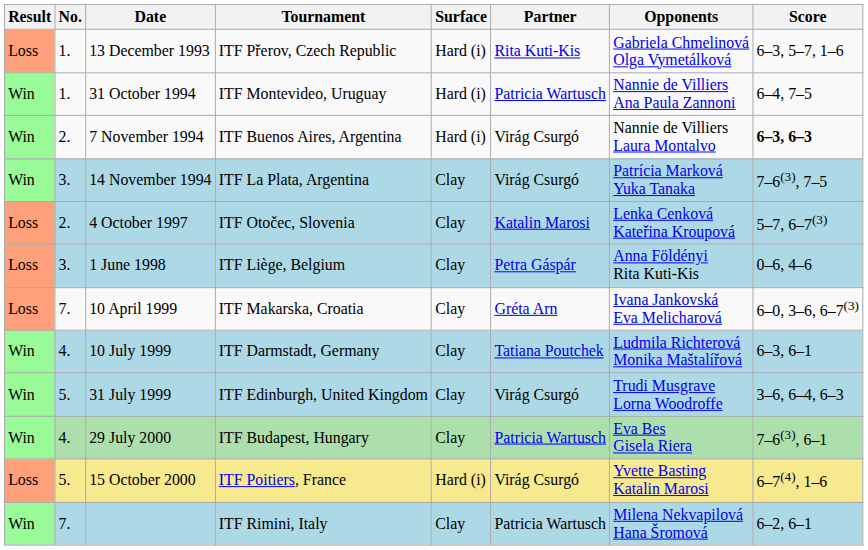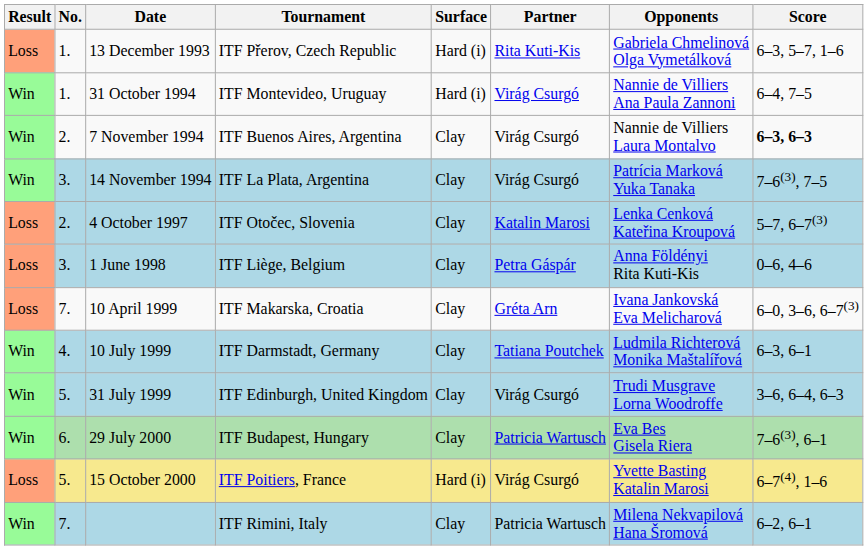(550, 94) Patricia Wartusch -> (537, 94) Virág Csurgó
(461, 136) Hard (i) -> (450, 136) Clay
(65, 437) 4. -> (65, 437) 6.
